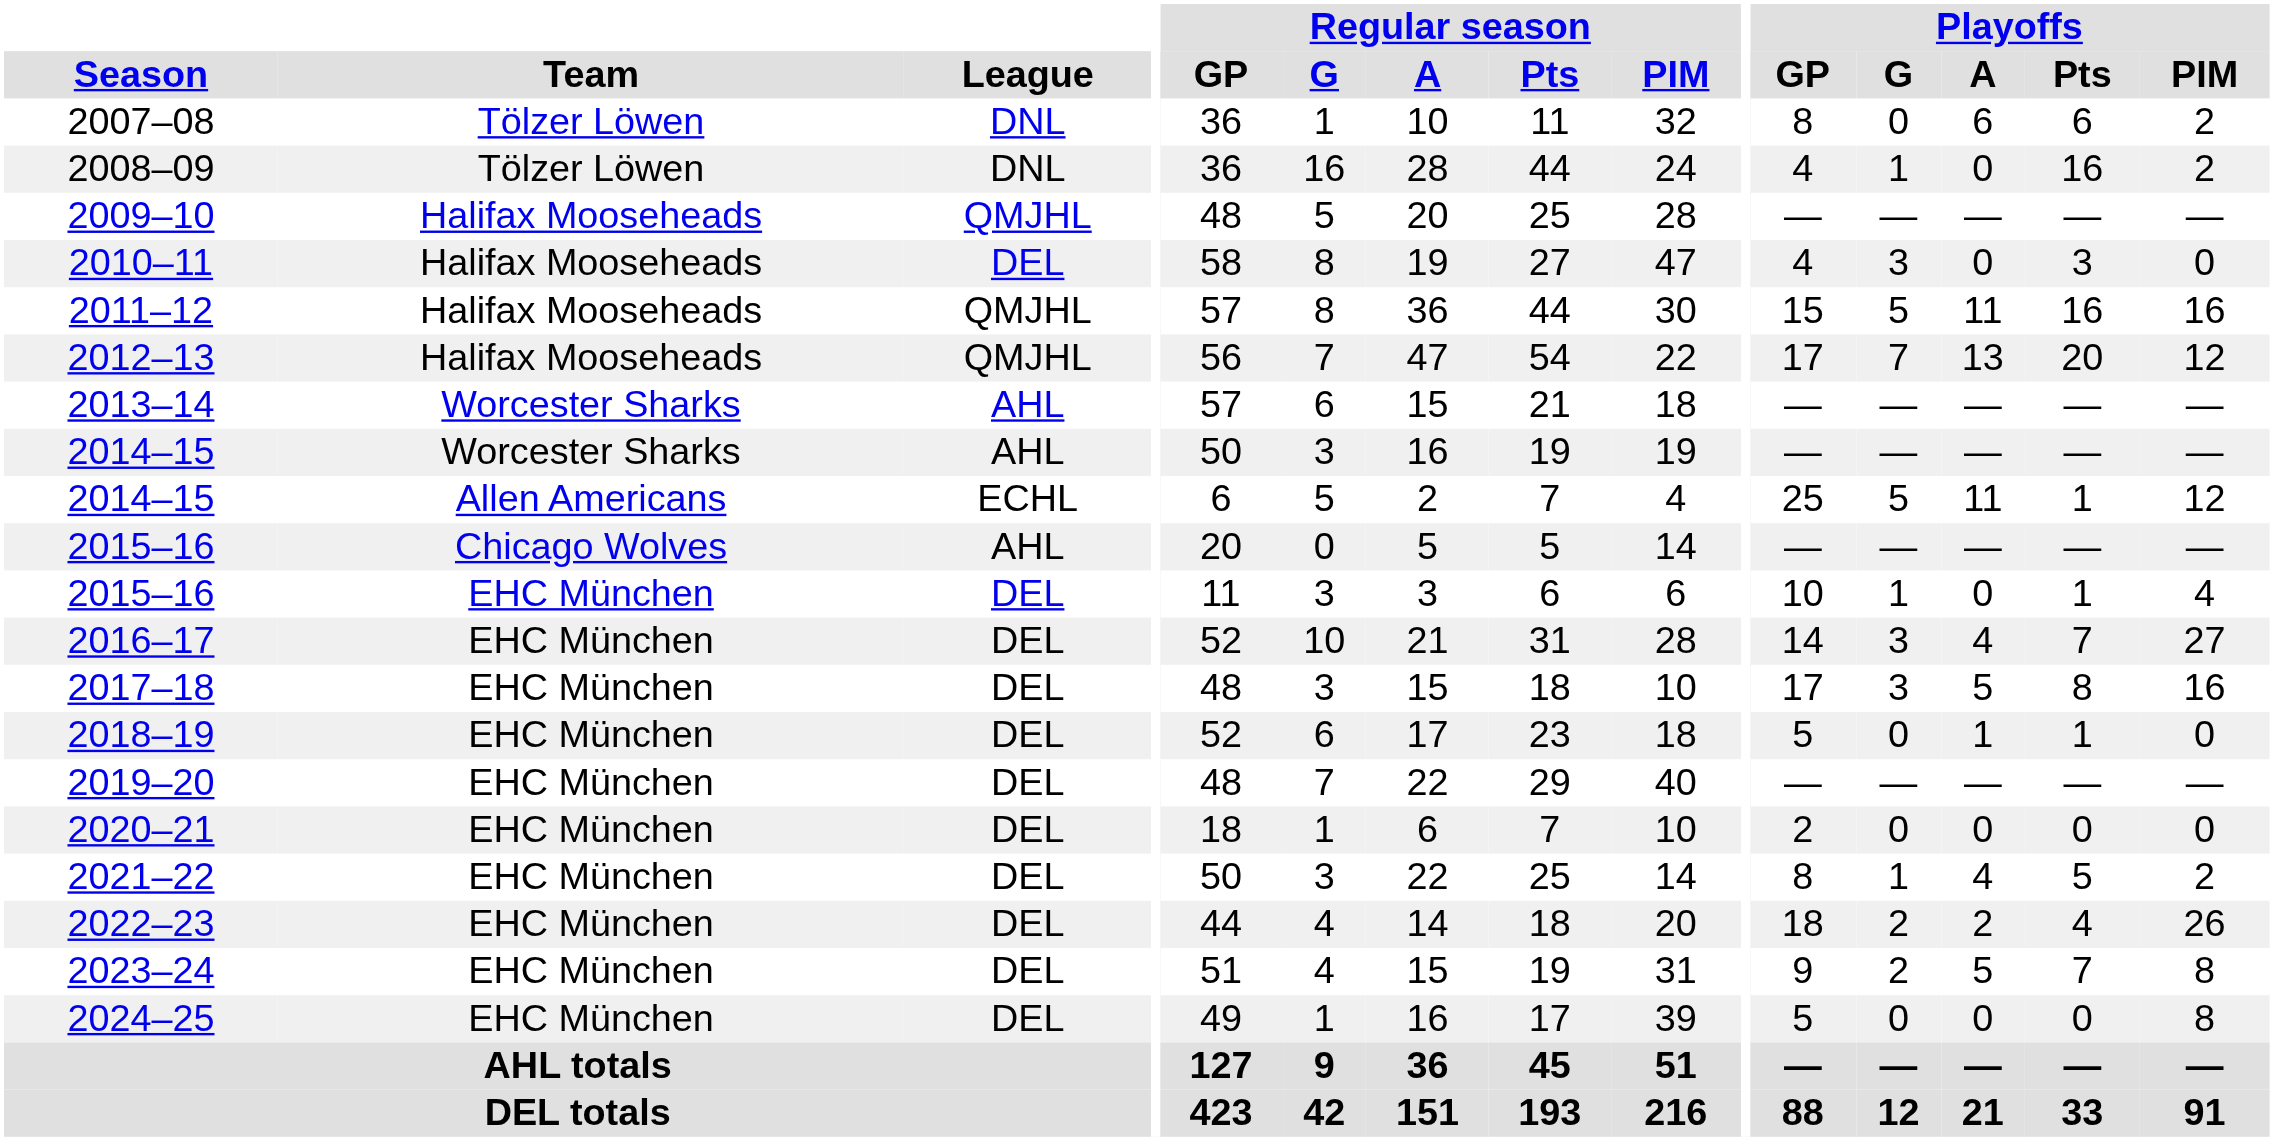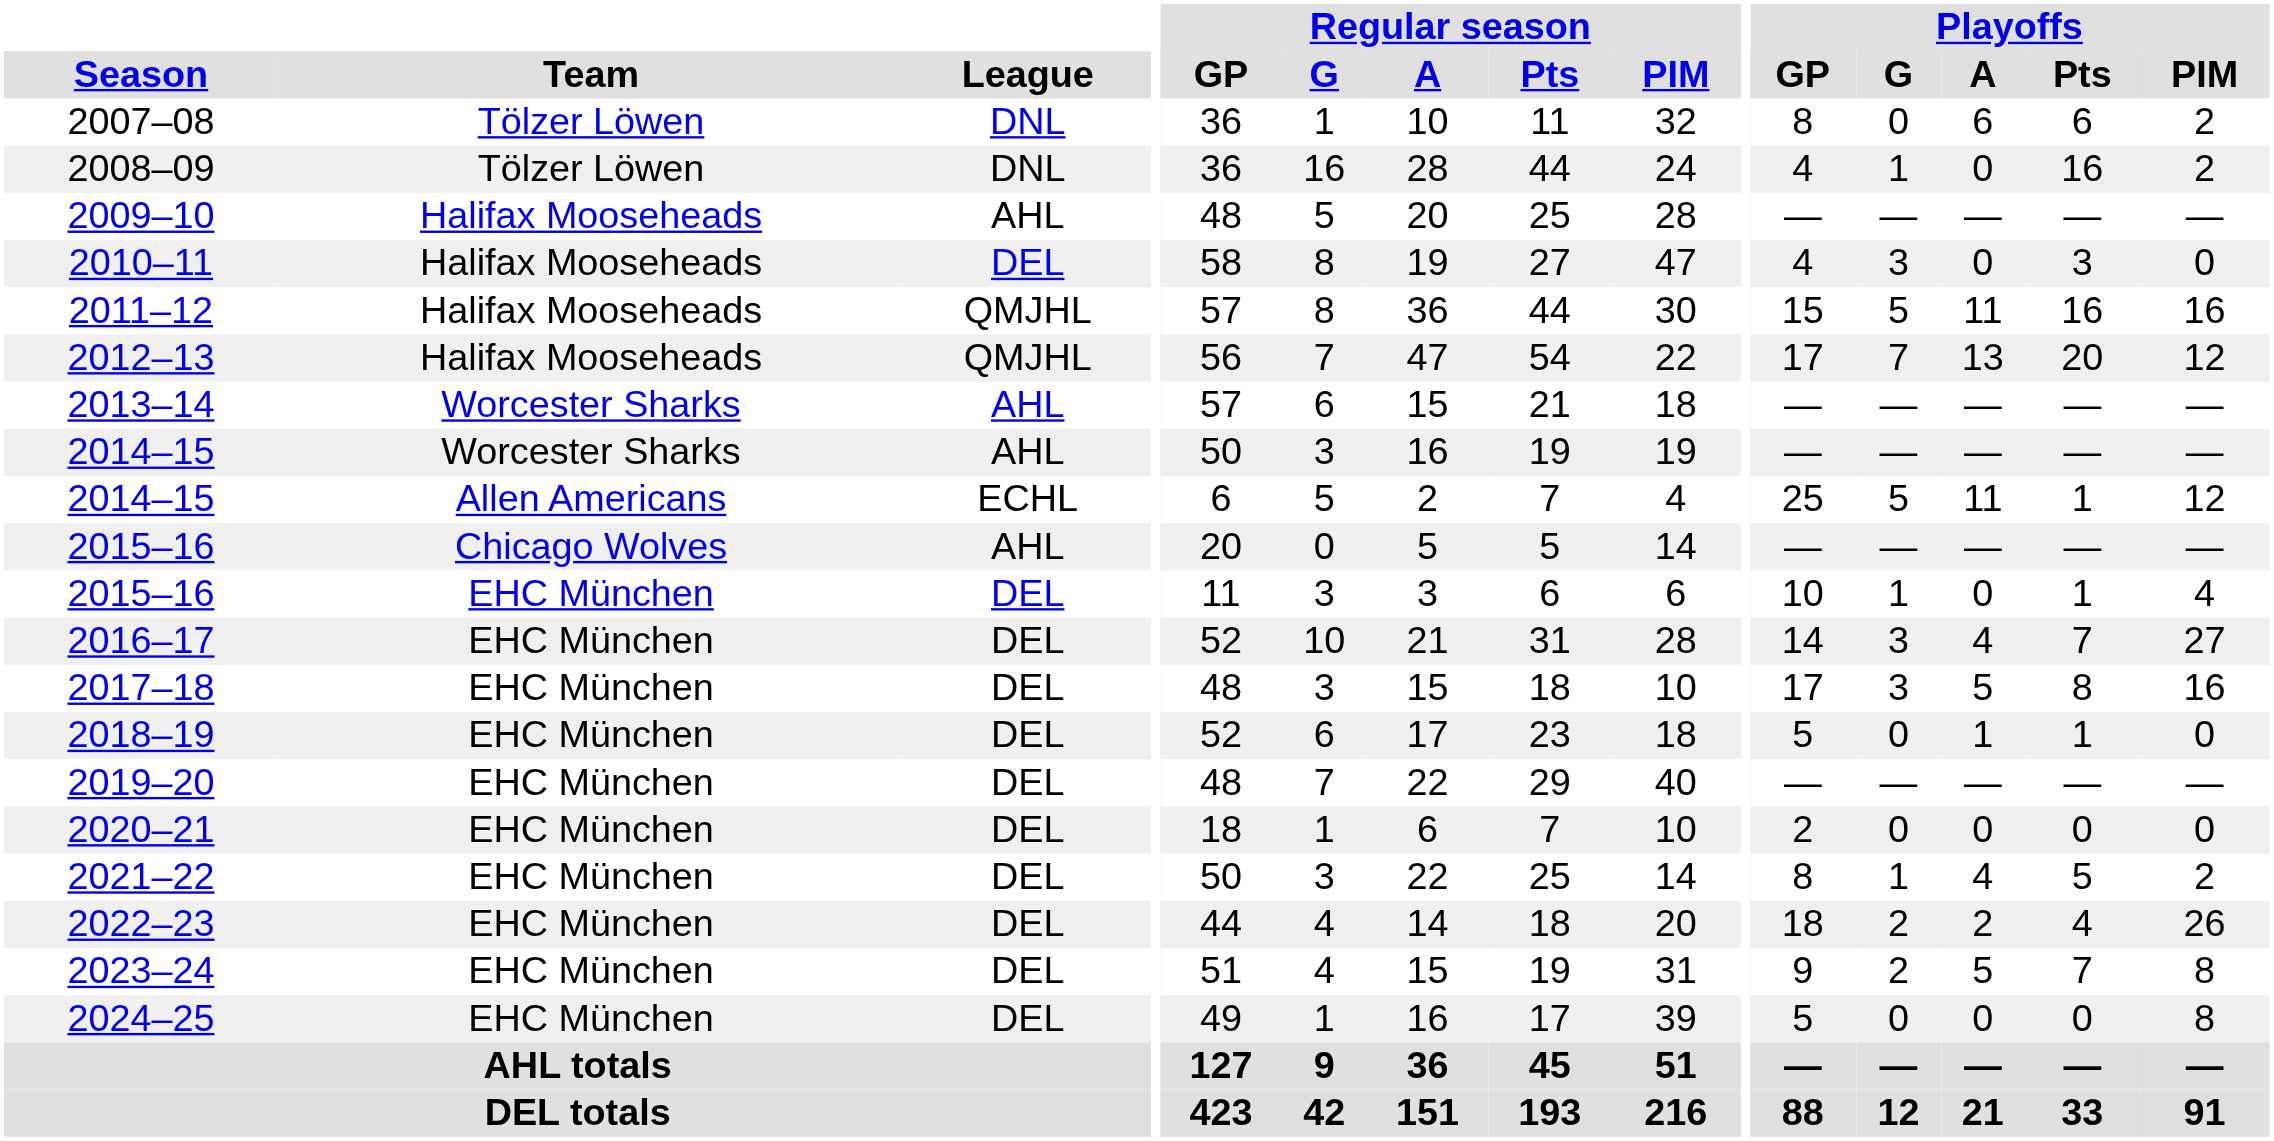(1028, 215) QMJHL -> (1028, 215) AHL
